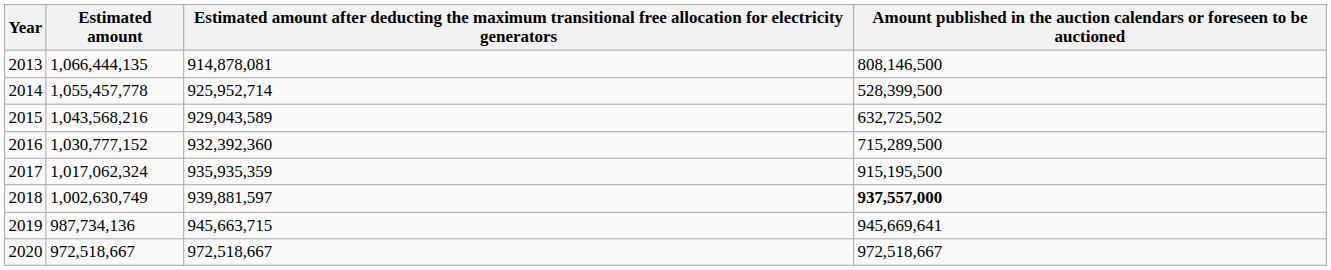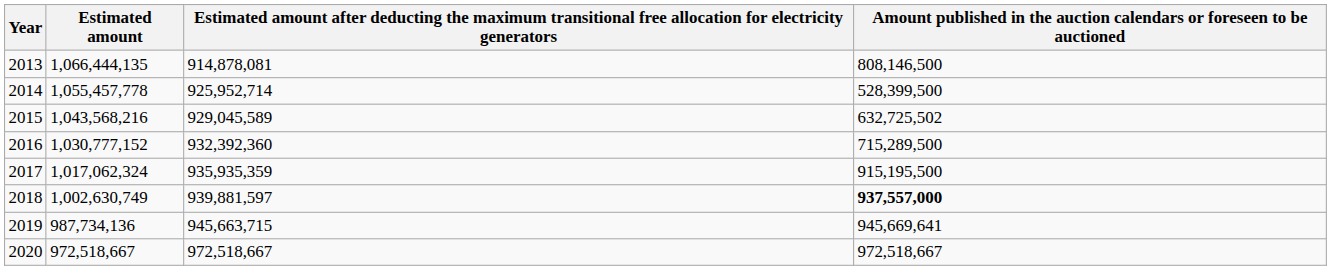(230, 117) 929,043,589 -> (230, 117) 929,045,589
